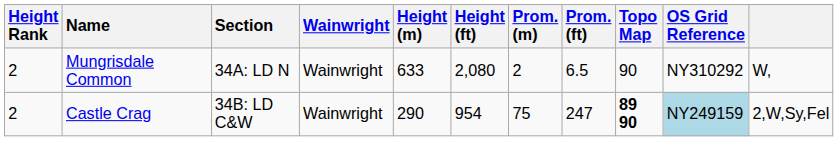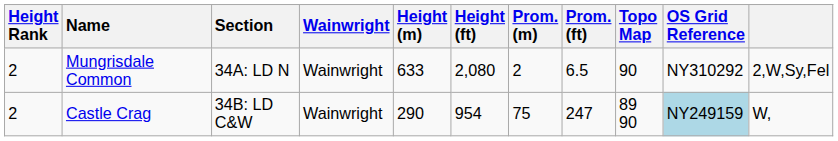(762, 70) W, -> (791, 70) 2,W,Sy,Fel
(628, 114) bold -> (628, 114) normal
(791, 114) 2,W,Sy,Fel -> (762, 114) W,
